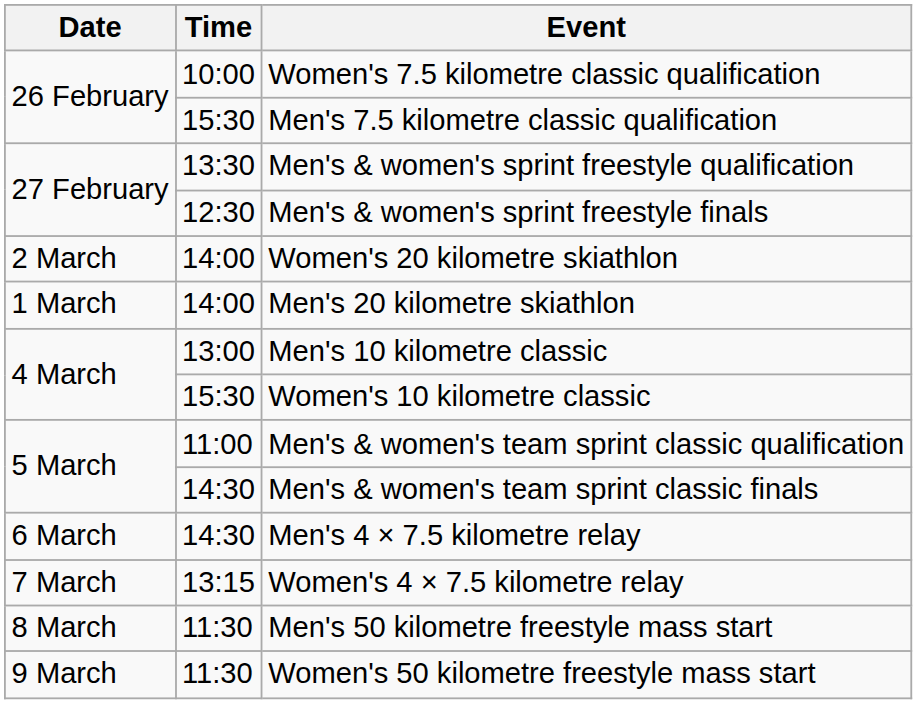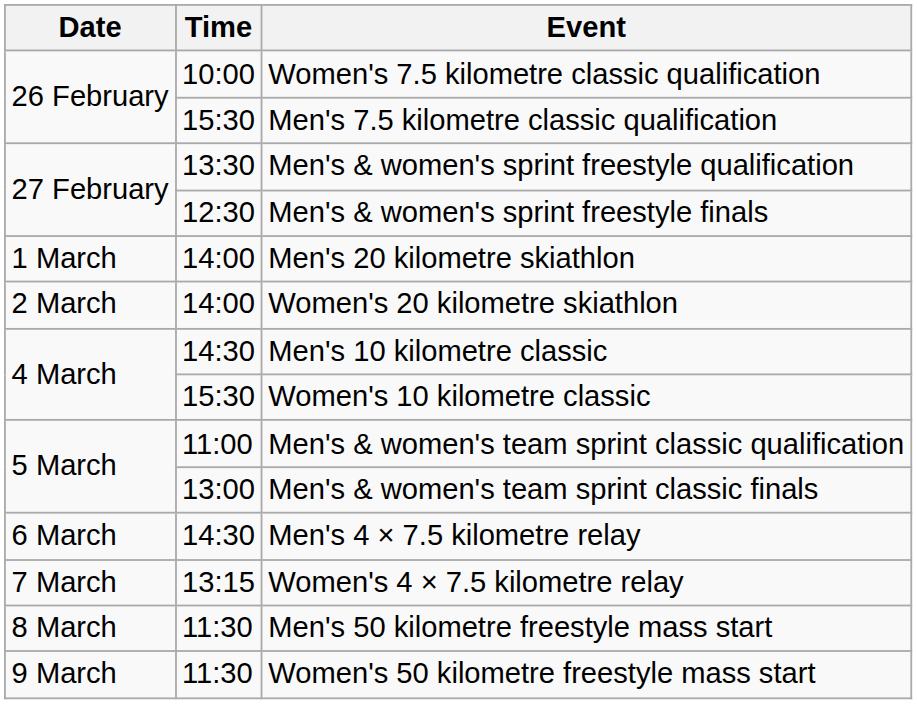rows swapped: (452, 304) <-> (473, 258)
(218, 350) 13:00 -> (218, 350) 14:30
(218, 489) 14:30 -> (218, 489) 13:00
